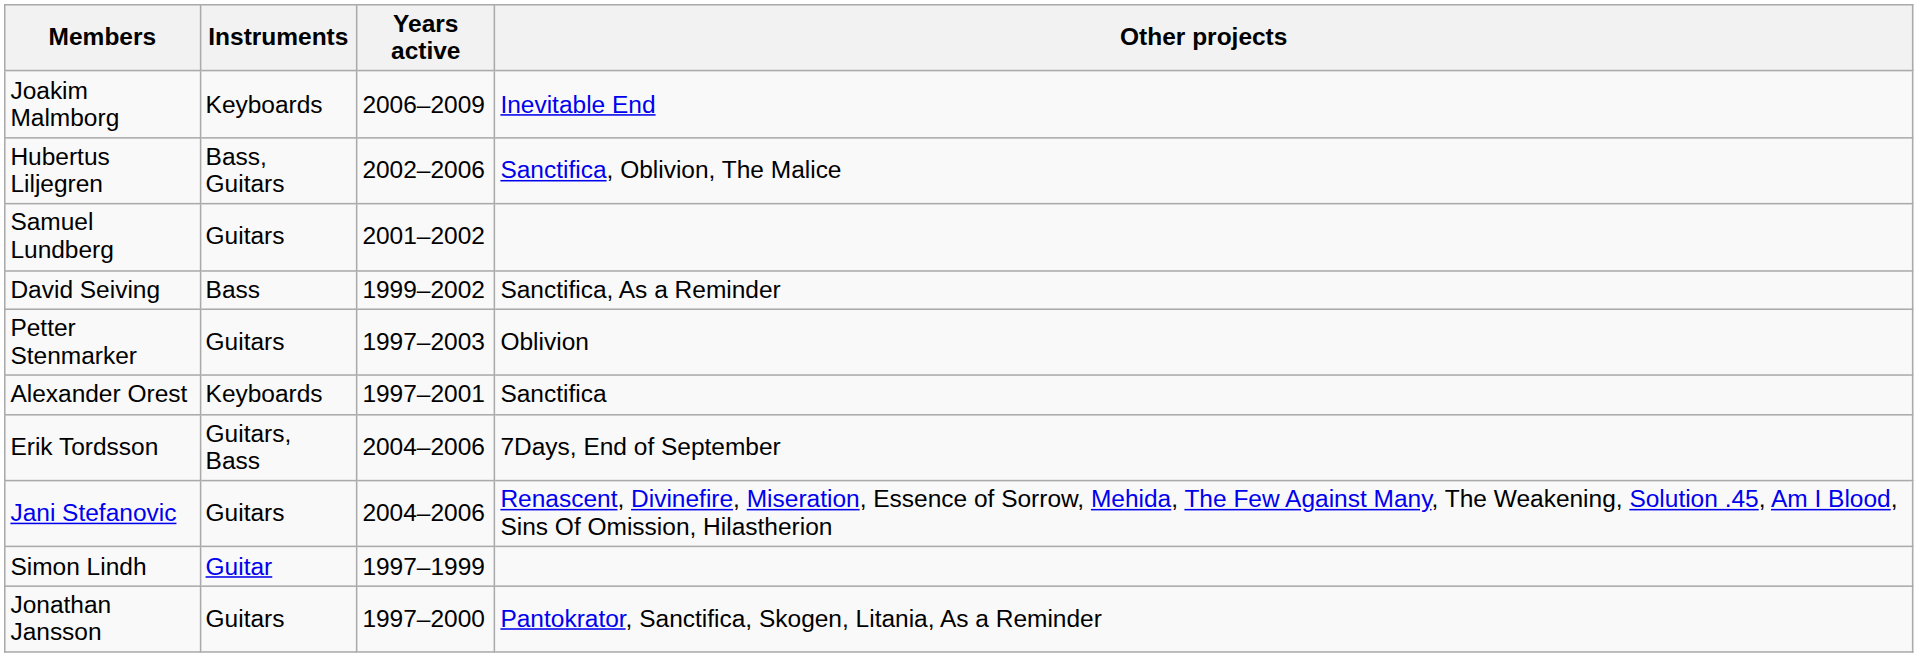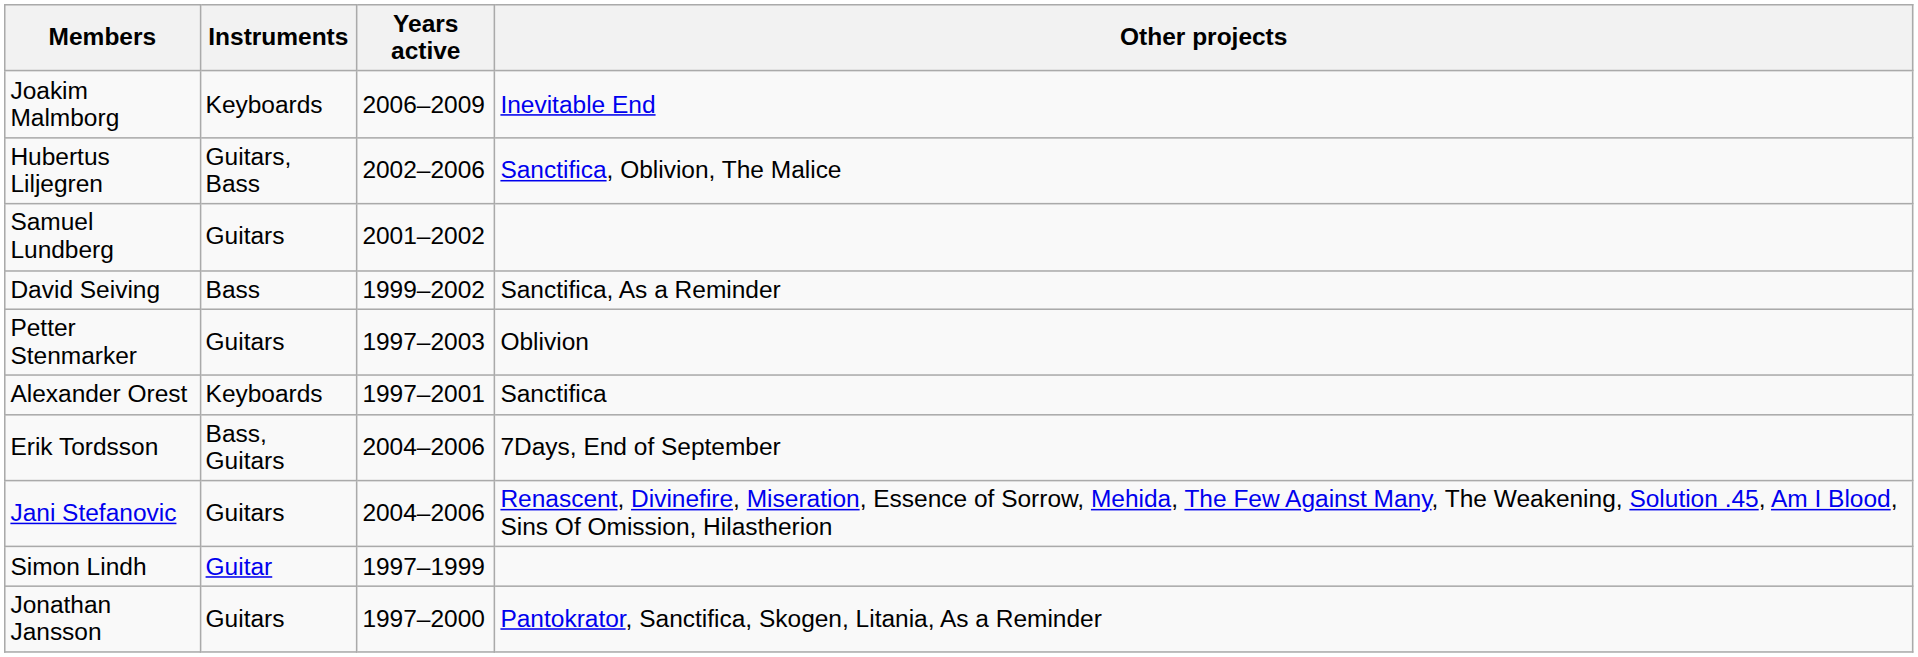(245, 170) Bass, Guitars -> (248, 170) Guitars, Bass
(248, 447) Guitars, Bass -> (245, 447) Bass, Guitars
